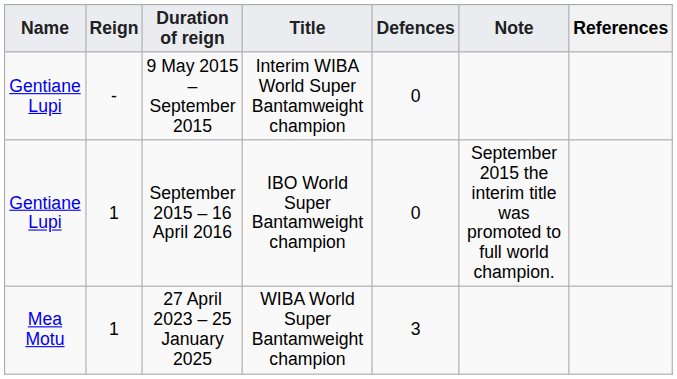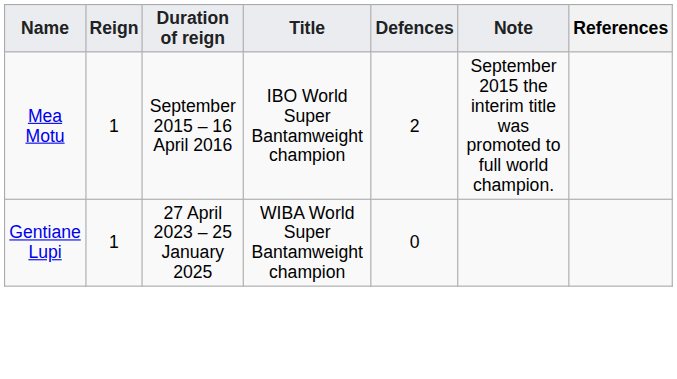- row: (192, 95)
(45, 212) Gentiane Lupi -> (45, 125) Mea Motu
(416, 212) 0 -> (415, 125) 2
(45, 329) Mea Motu -> (45, 242) Gentiane Lupi
(416, 329) 3 -> (415, 242) 0
